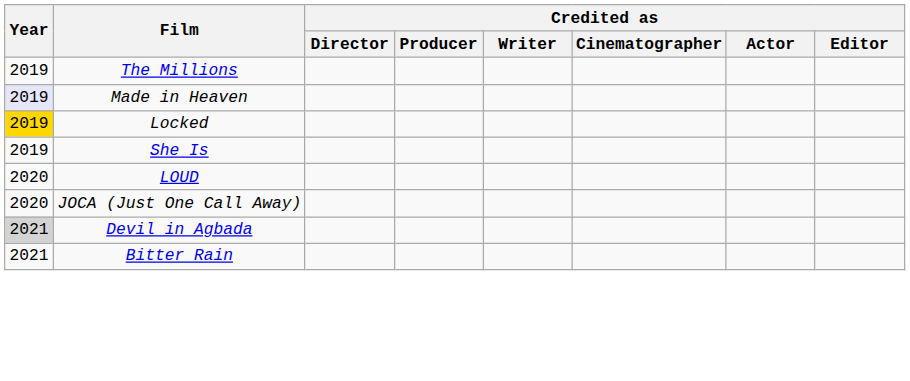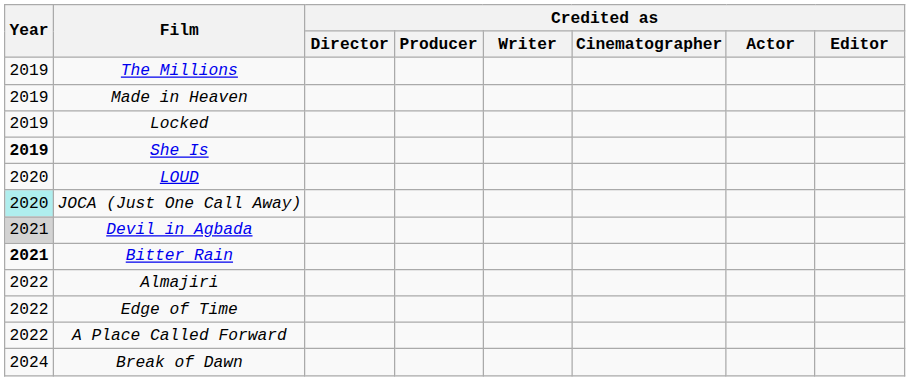(29, 97) lavender background -> (29, 97) no background
(29, 124) gold background -> (29, 124) no background
(29, 150) normal -> (29, 150) bold
(29, 203) no background -> (29, 203) paleturquoise background
(29, 256) normal -> (29, 256) bold
+ row: (179, 283)
+ row: (179, 309)
+ row: (179, 336)
+ row: (179, 362)
